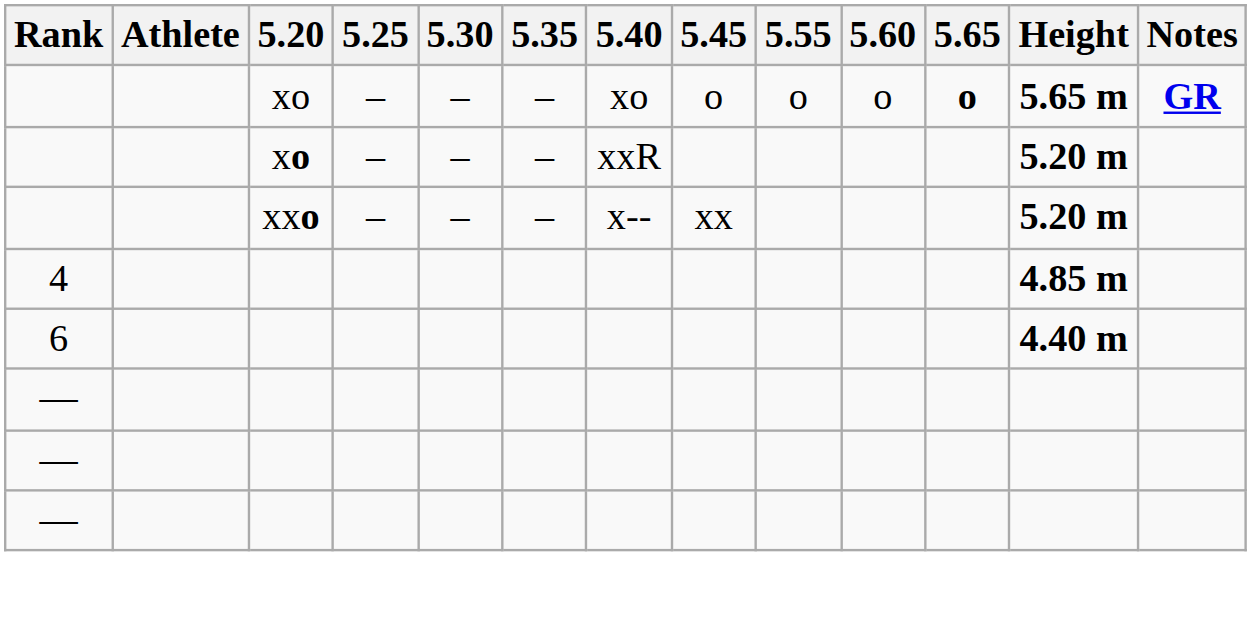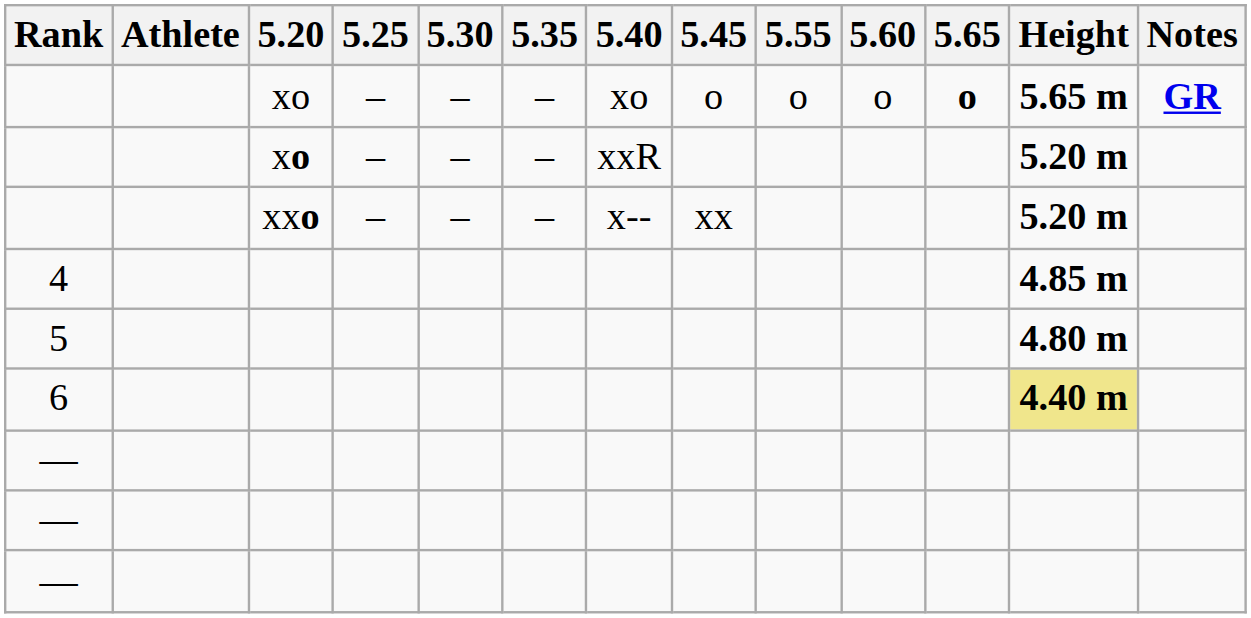+ row: (59, 338)
(1074, 338) no background -> (1074, 398) khaki background
